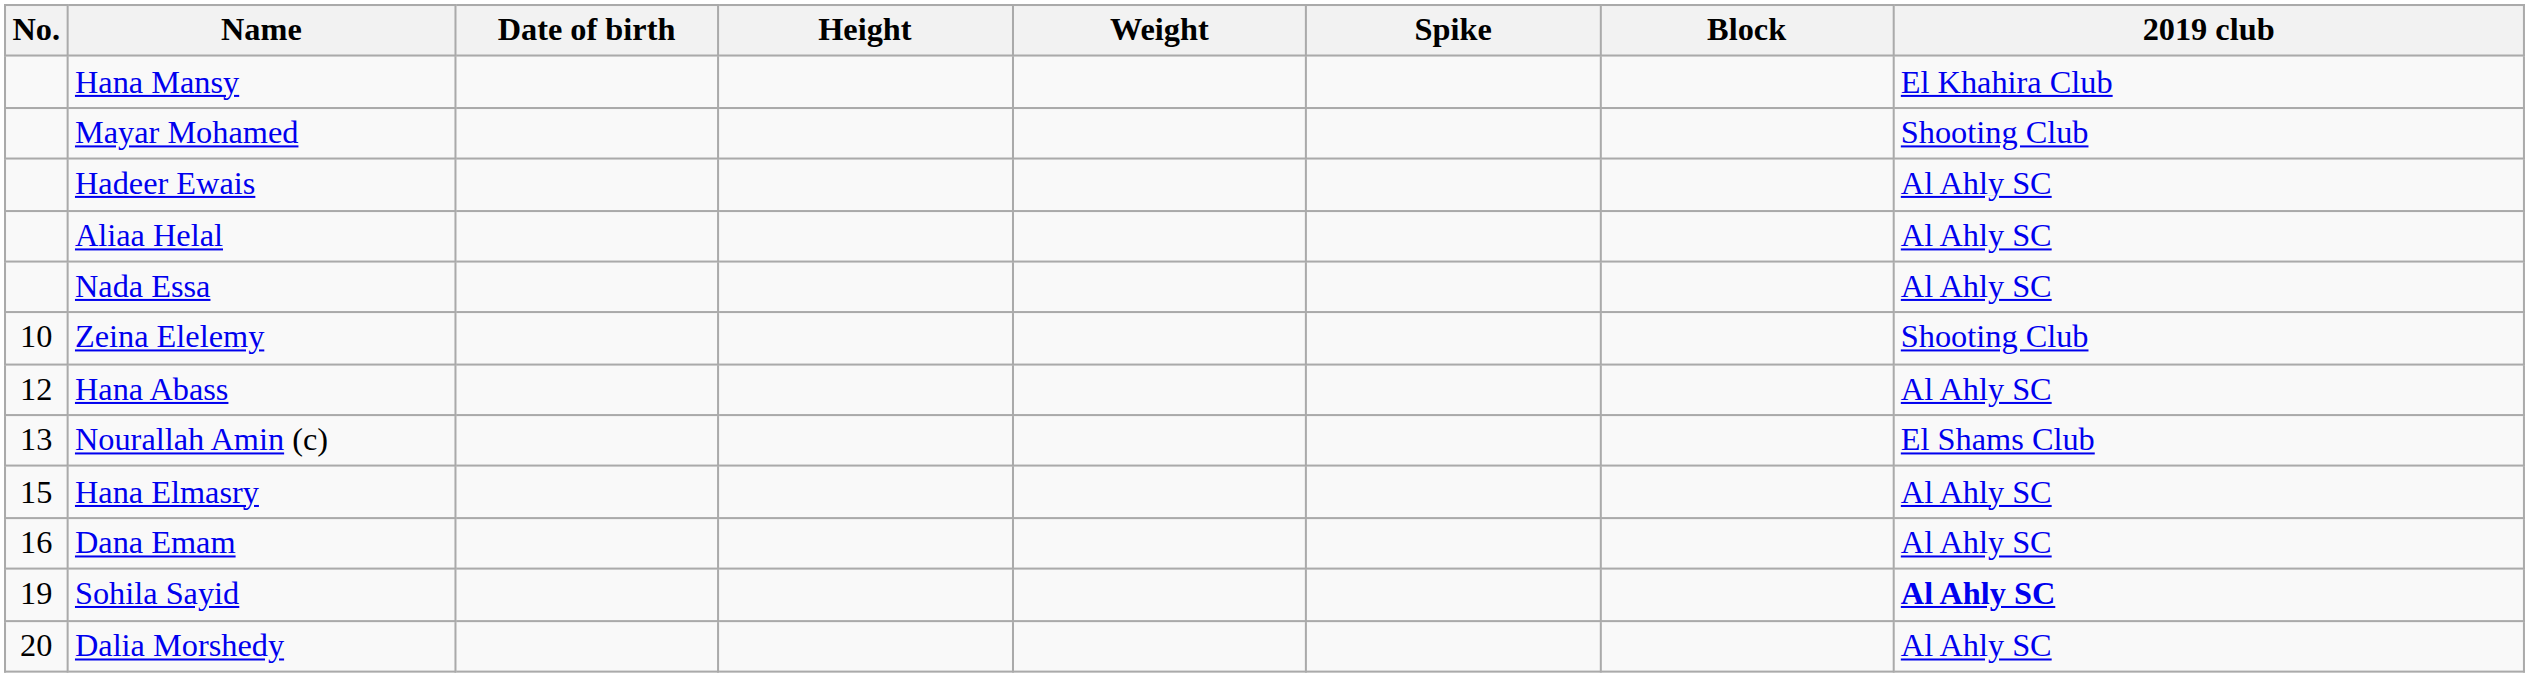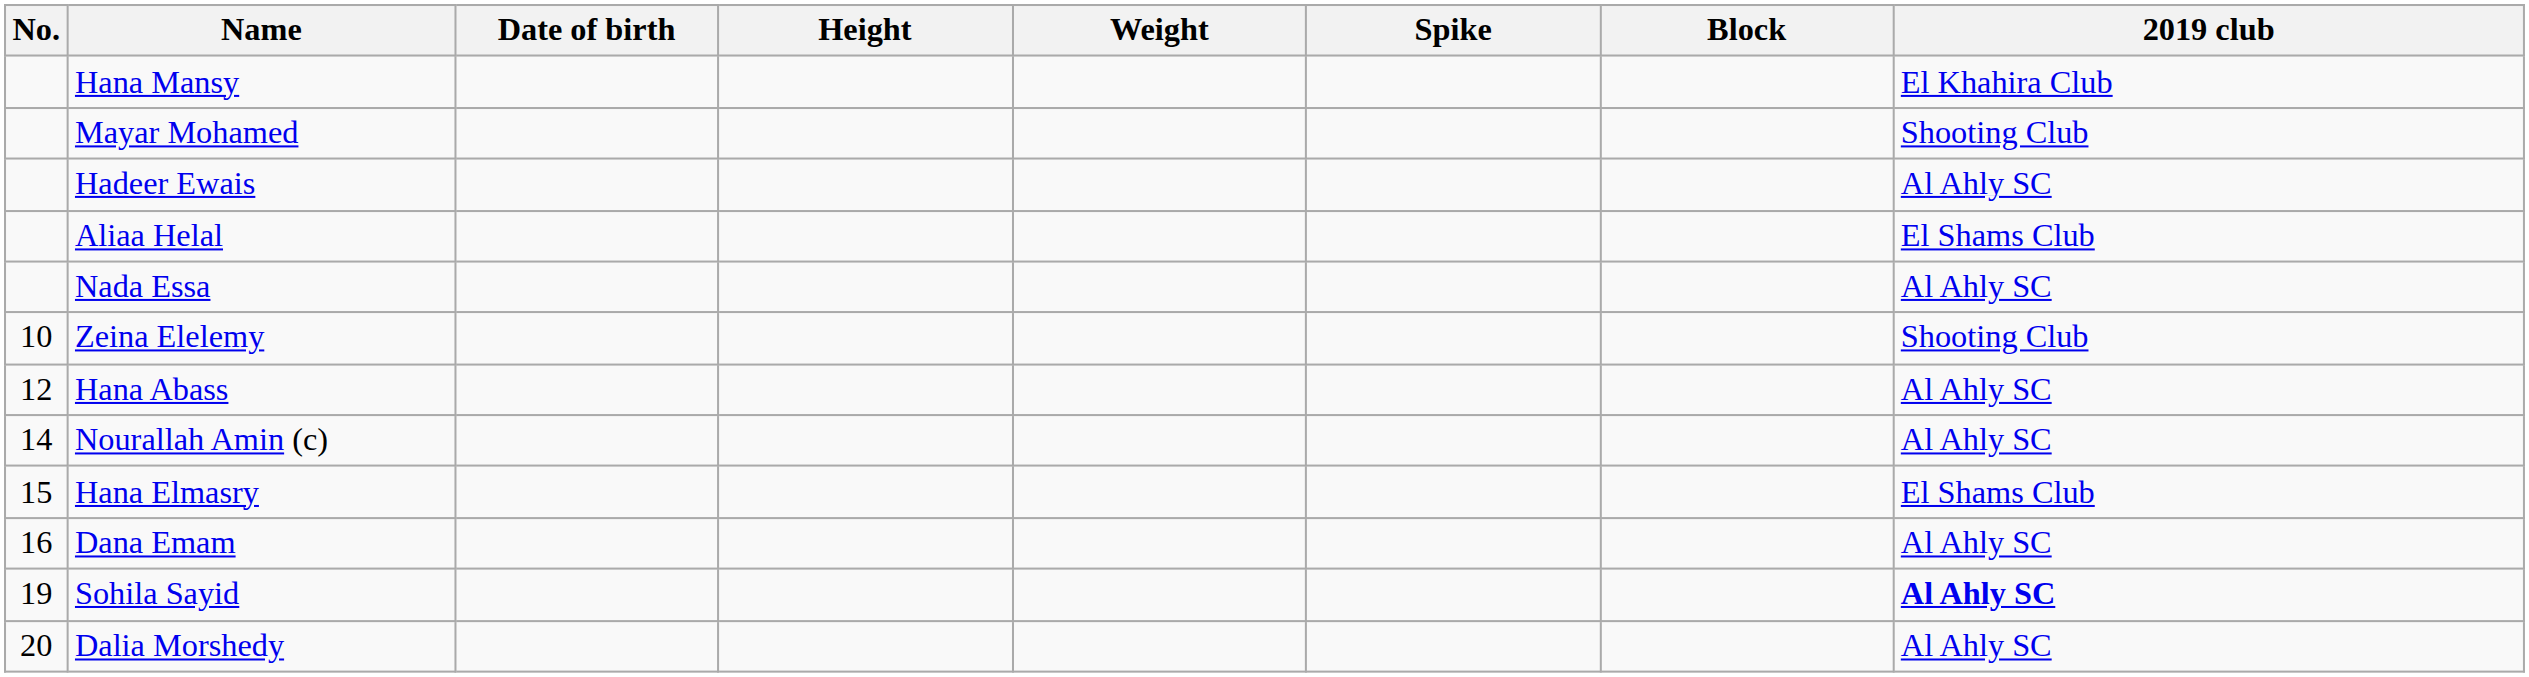(1976, 235) Al Ahly SC -> (1998, 235) El Shams Club
(36, 440) 13 -> (36, 440) 14
(1998, 440) El Shams Club -> (1976, 440) Al Ahly SC
(1976, 491) Al Ahly SC -> (1998, 491) El Shams Club
